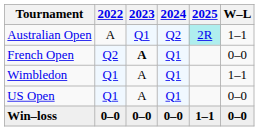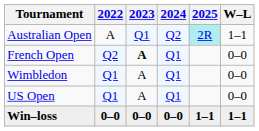(237, 75) 1–1 -> (237, 75) 0–0
(237, 116) 0–0 -> (237, 116) 1–1
